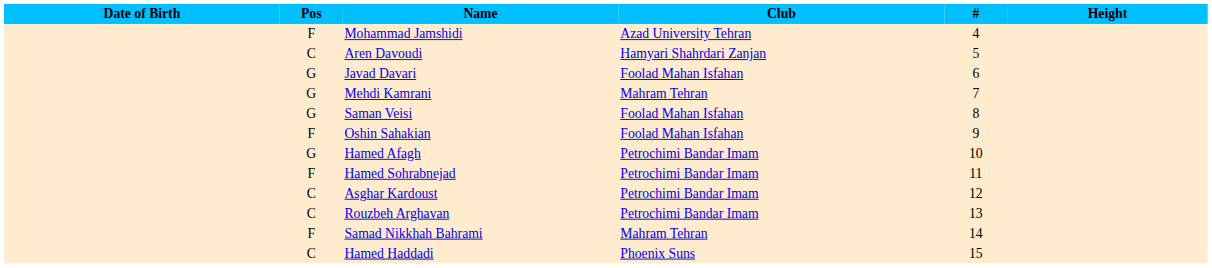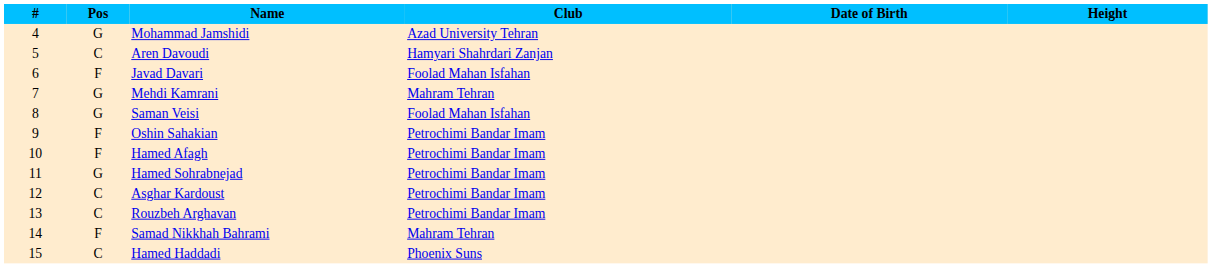columns swapped: (976, 14) <-> (142, 14)
(311, 33) F -> (98, 33) G
(311, 73) G -> (98, 73) F
(682, 133) Foolad Mahan Isfahan -> (476, 133) Petrochimi Bandar Imam
(311, 153) G -> (98, 153) F
(311, 173) F -> (98, 173) G
